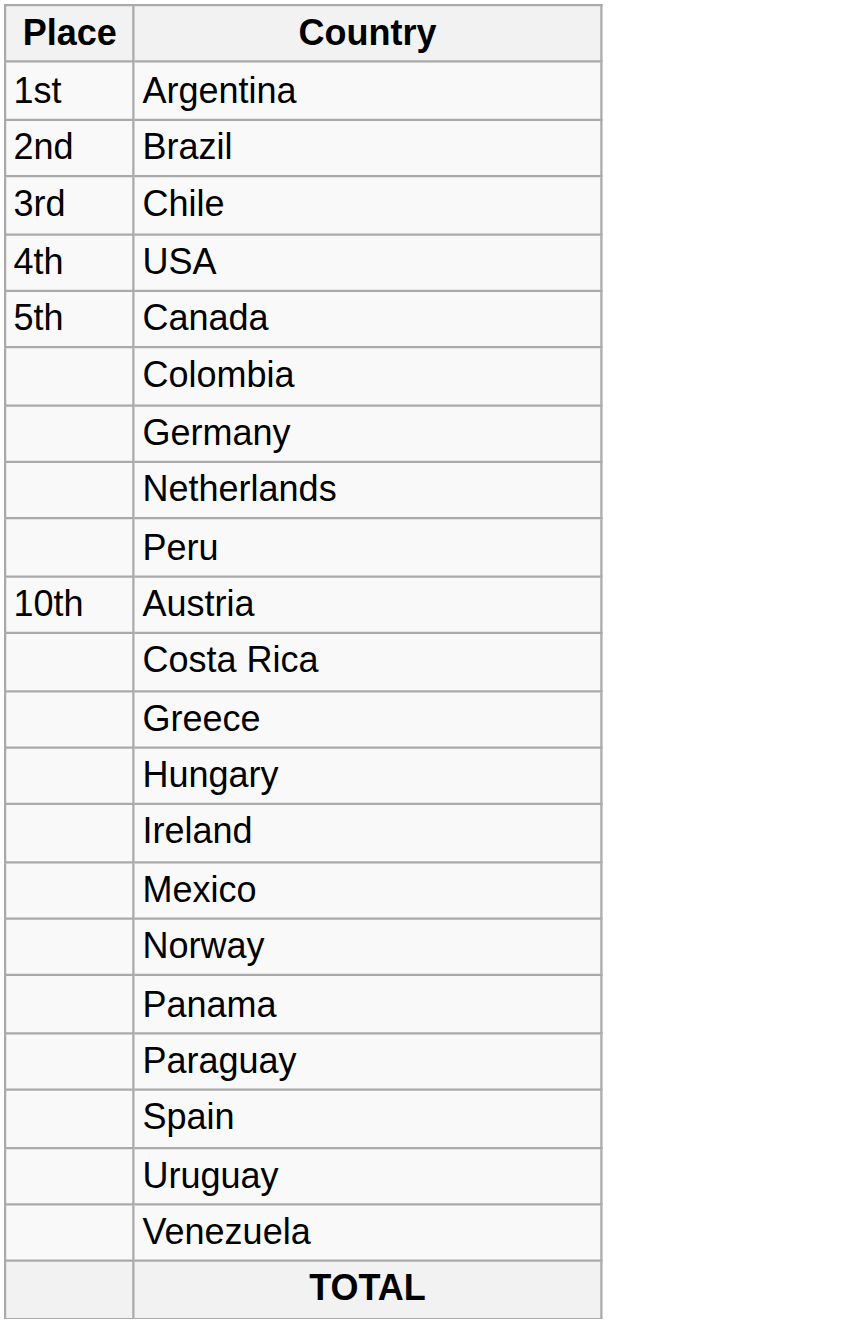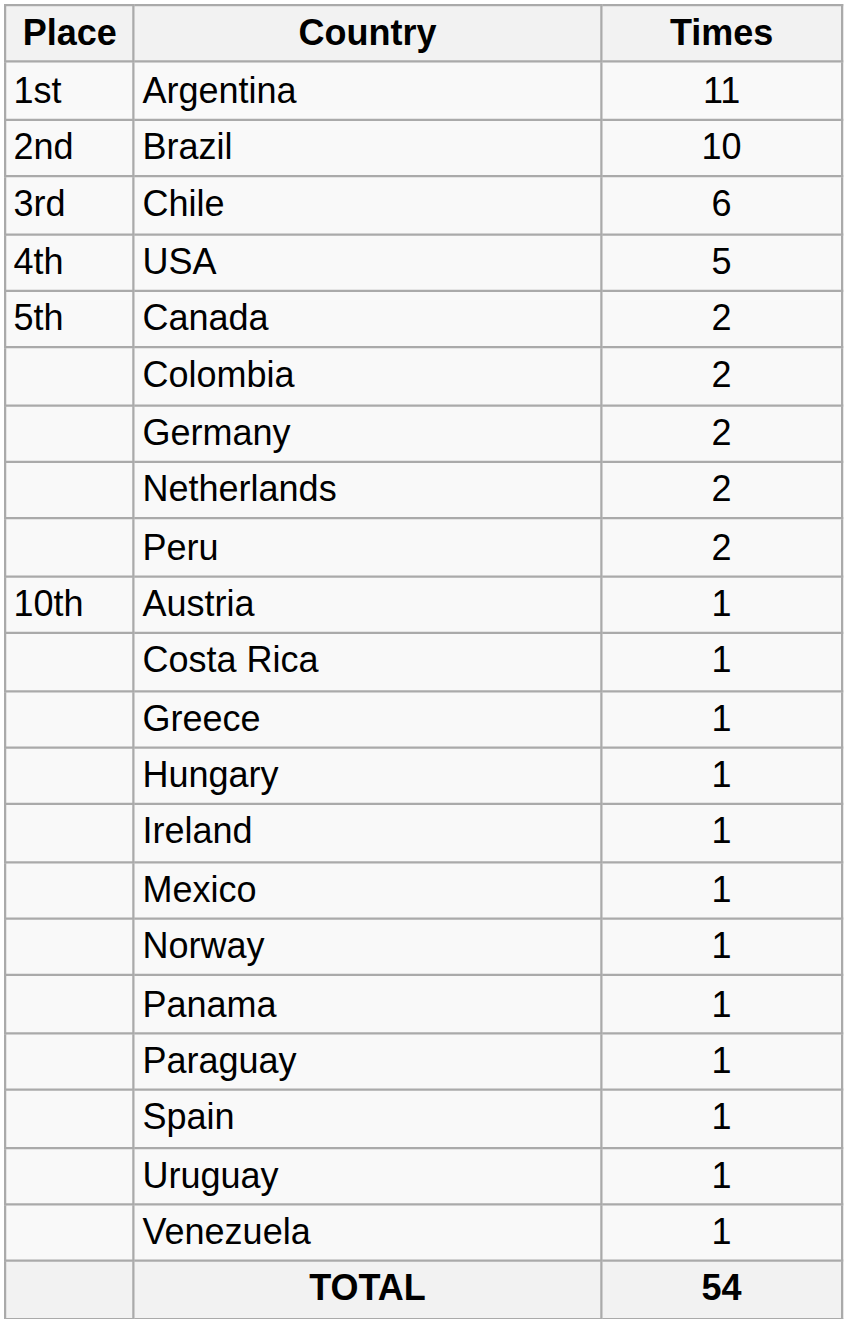+ column: (722, 33)
